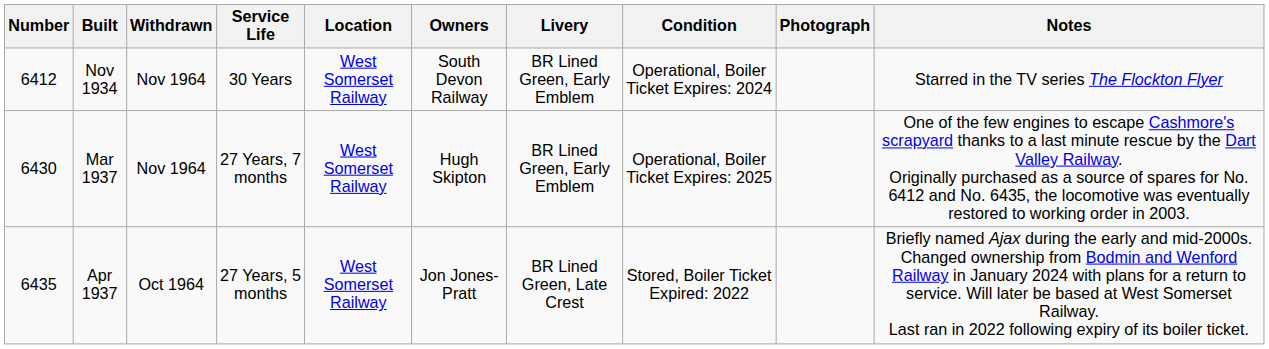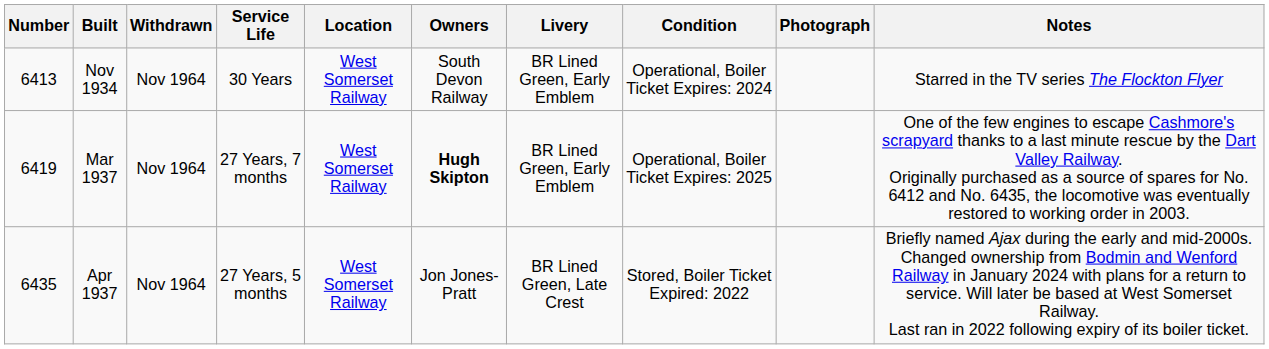(39, 79) 6412 -> (39, 79) 6413
(39, 168) 6430 -> (39, 168) 6419
(459, 168) normal -> (459, 168) bold
(171, 285) Oct 1964 -> (171, 285) Nov 1964
